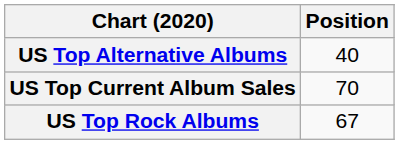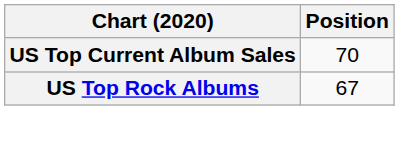- row: (153, 54)
